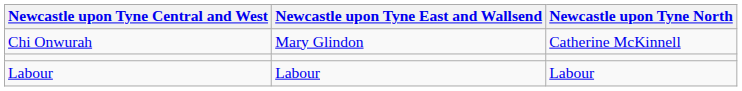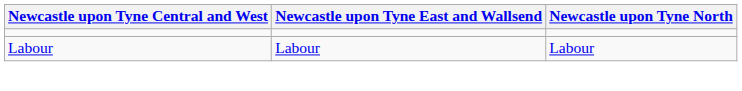- row: (50, 41)
